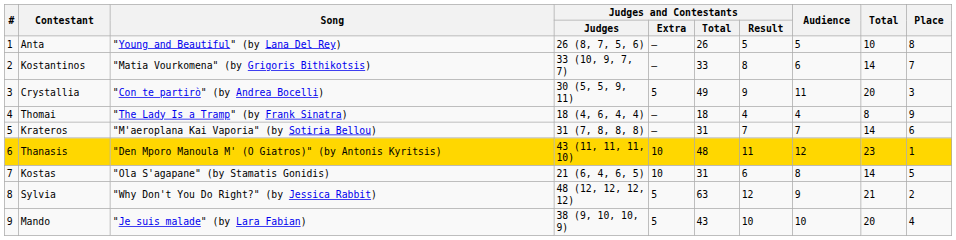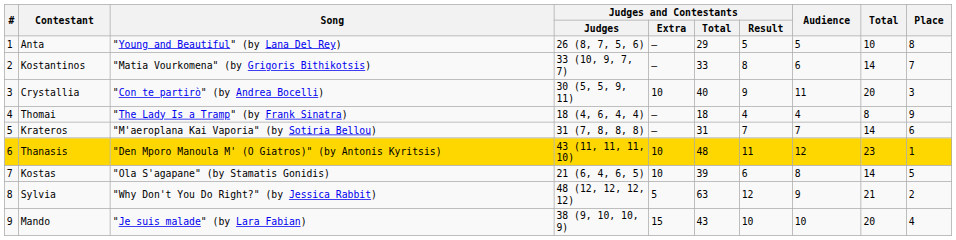(702, 44) 26 -> (702, 44) 29
(654, 93) 5 -> (657, 93) 10
(702, 93) 49 -> (702, 93) 40
(702, 173) 31 -> (702, 173) 39
(654, 222) 5 -> (657, 222) 15
